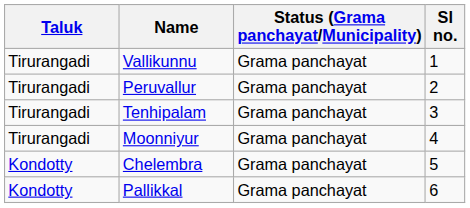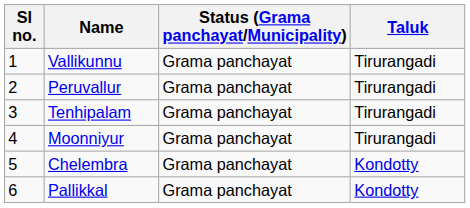columns swapped: (445, 27) <-> (62, 27)
